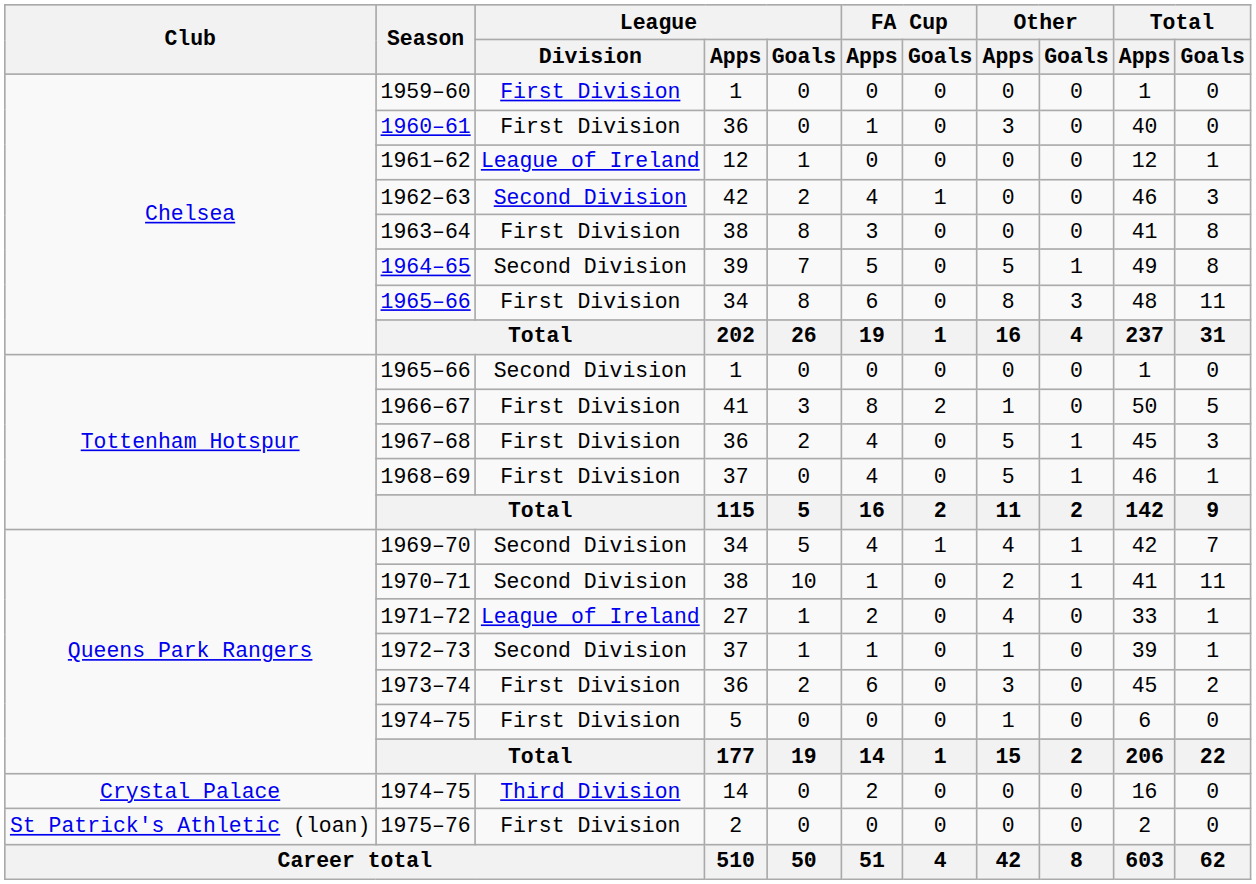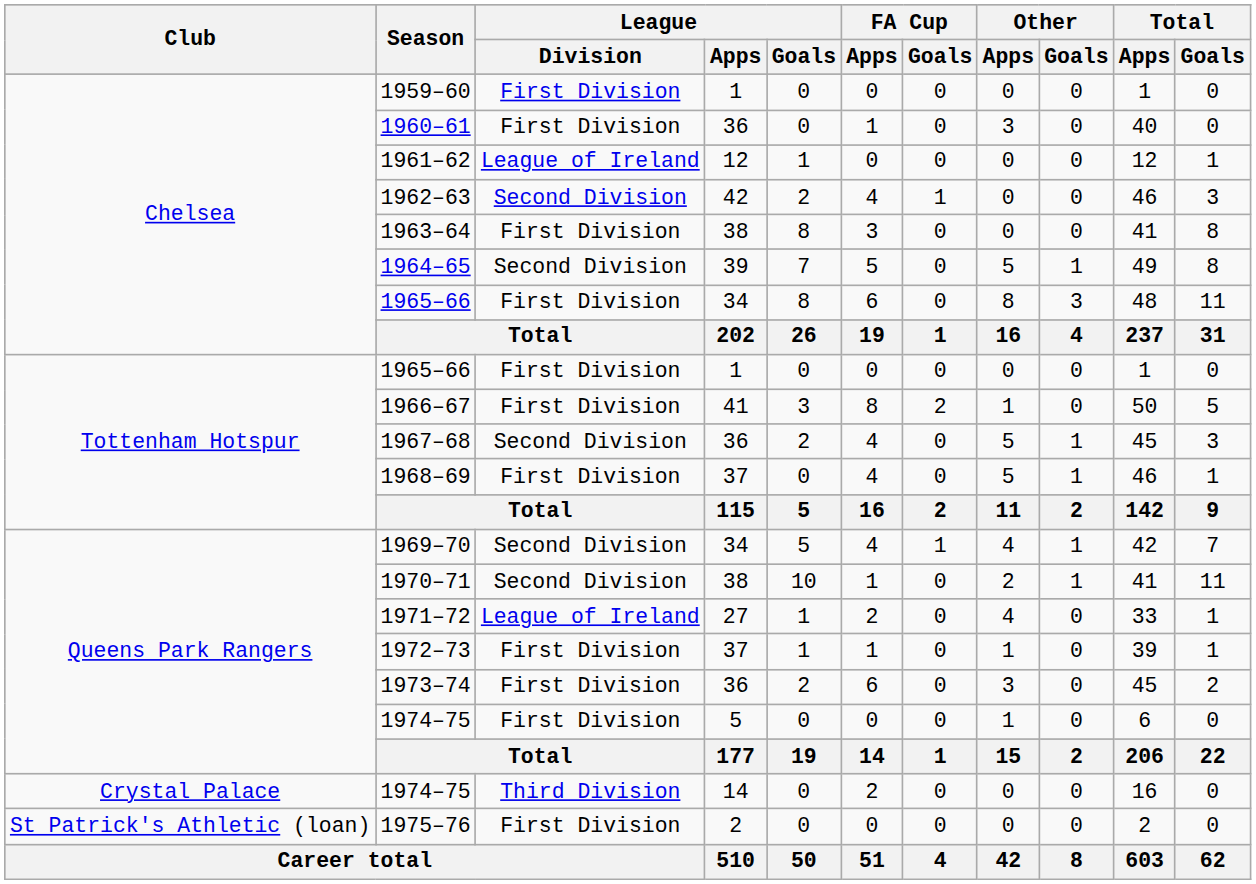(590, 372) Second Division -> (590, 372) First Division
(590, 442) First Division -> (590, 442) Second Division
(590, 652) Second Division -> (590, 652) First Division
